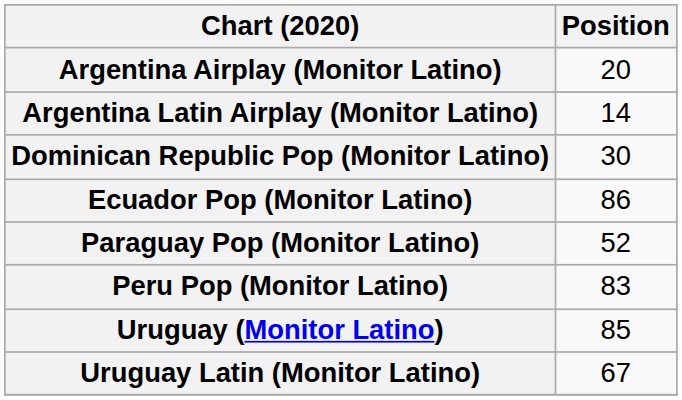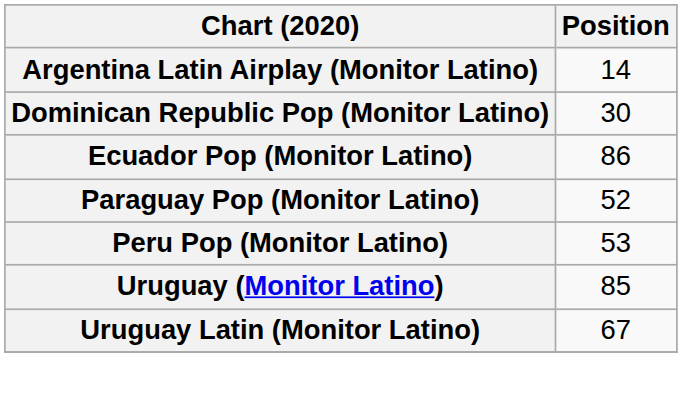- row: (280, 69)
(616, 286) 83 -> (616, 243) 53
